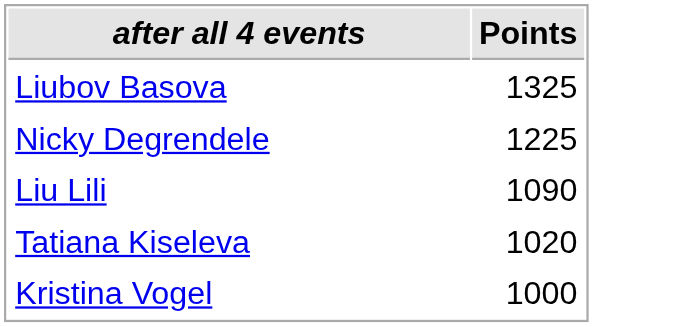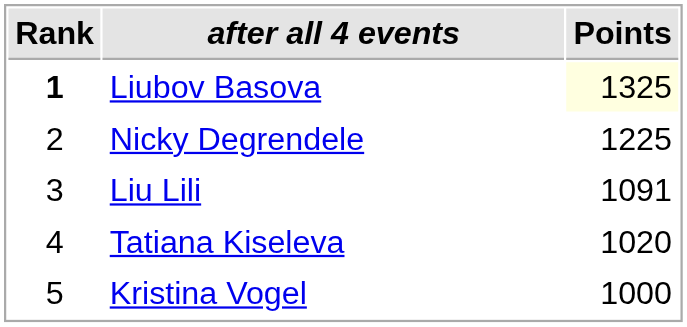+ column: (55, 33)
(542, 87) no background -> (636, 87) lightyellow background
(542, 190) 1090 -> (636, 190) 1091
